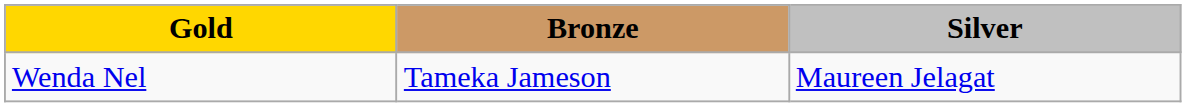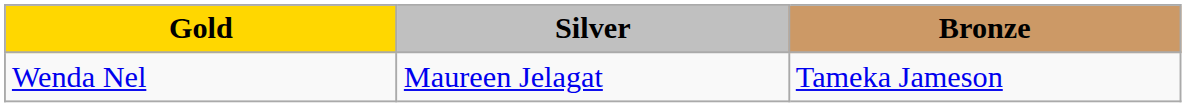columns swapped: (985, 28) <-> (593, 28)
